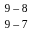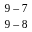rows swapped: (16, 24) <-> (16, 8)
